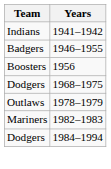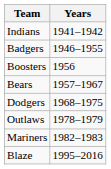+ row: (78, 84)
- row: (78, 137)
+ row: (78, 155)
